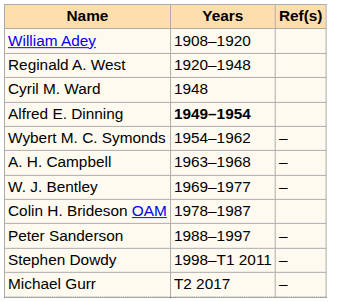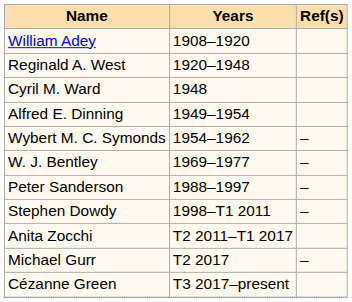(212, 114) bold -> (211, 114) normal
- row: (60, 162)
- row: (87, 211)
+ row: (50, 235)
+ row: (62, 284)
